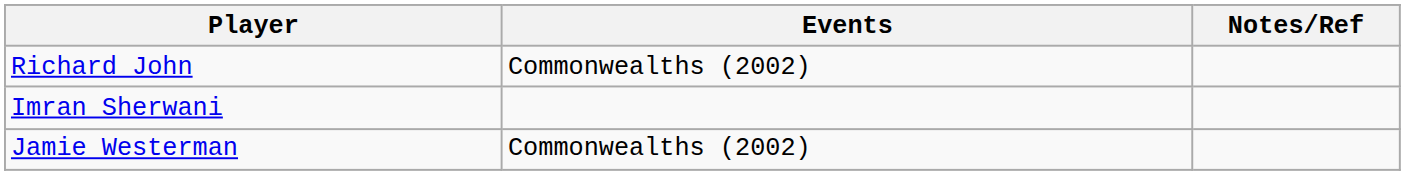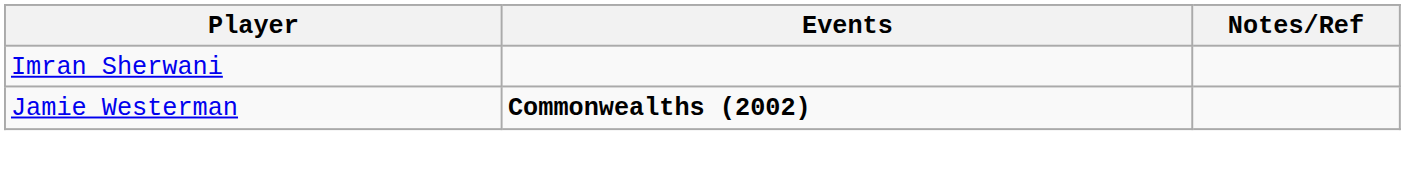- row: (102, 67)
(659, 149) normal -> (659, 108) bold
